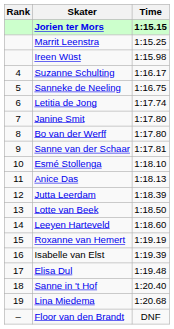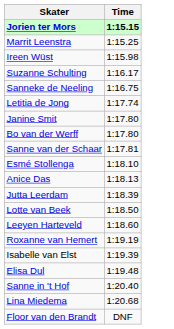- column: (18, 12)
